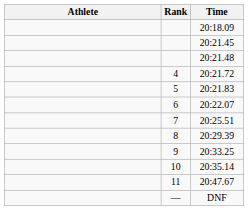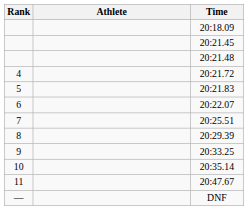columns swapped: (176, 12) <-> (83, 12)
